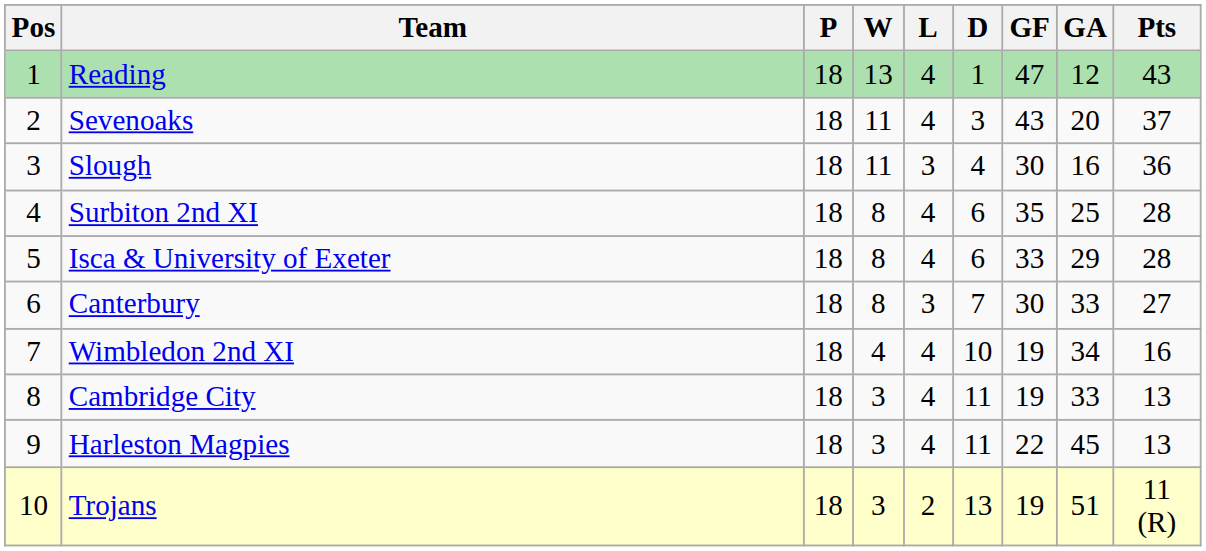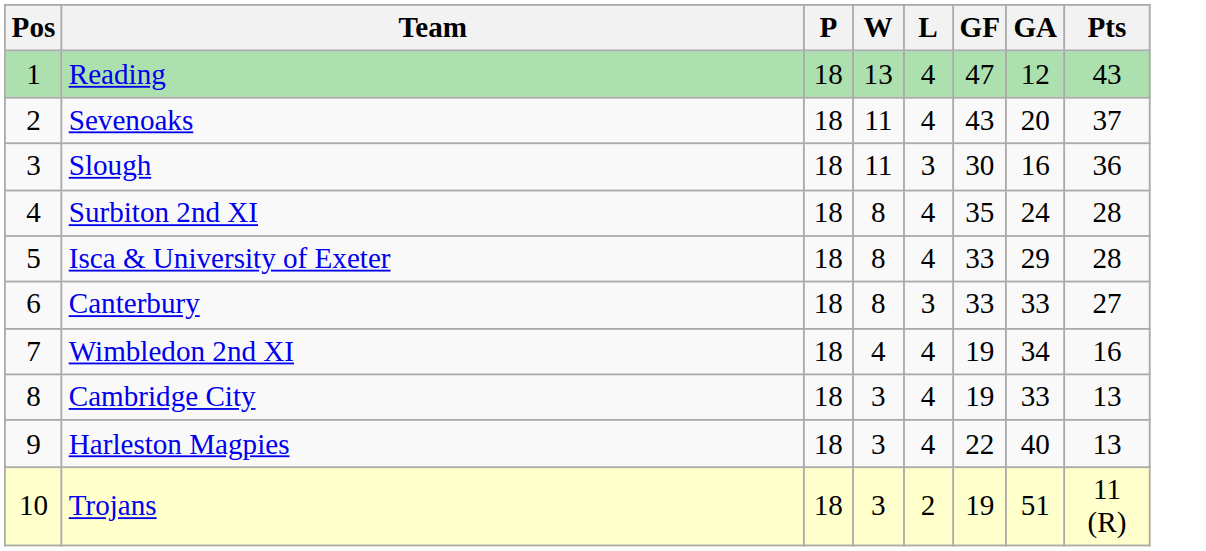- column: (978, 27)
(1085, 212) 25 -> (1035, 212) 24
(1030, 304) 30 -> (980, 304) 33
(1085, 443) 45 -> (1035, 443) 40
